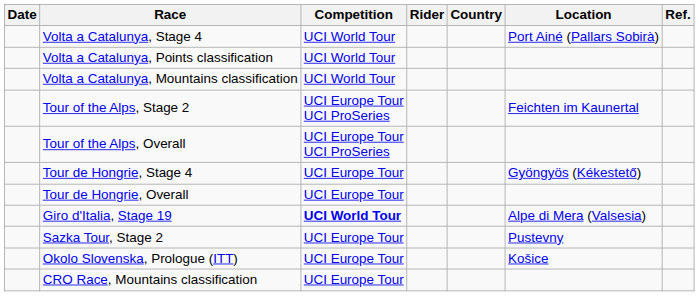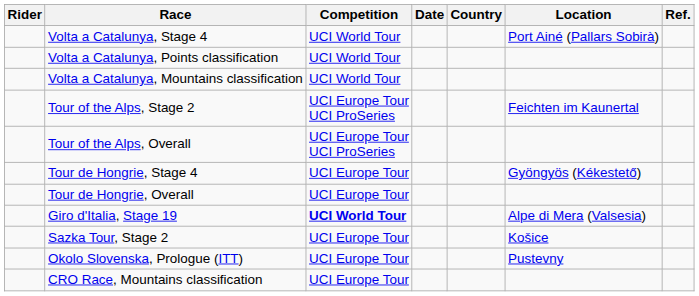columns swapped: (22, 15) <-> (427, 15)
(536, 237) Pustevny -> (528, 237) Košice
(528, 258) Košice -> (536, 258) Pustevny
